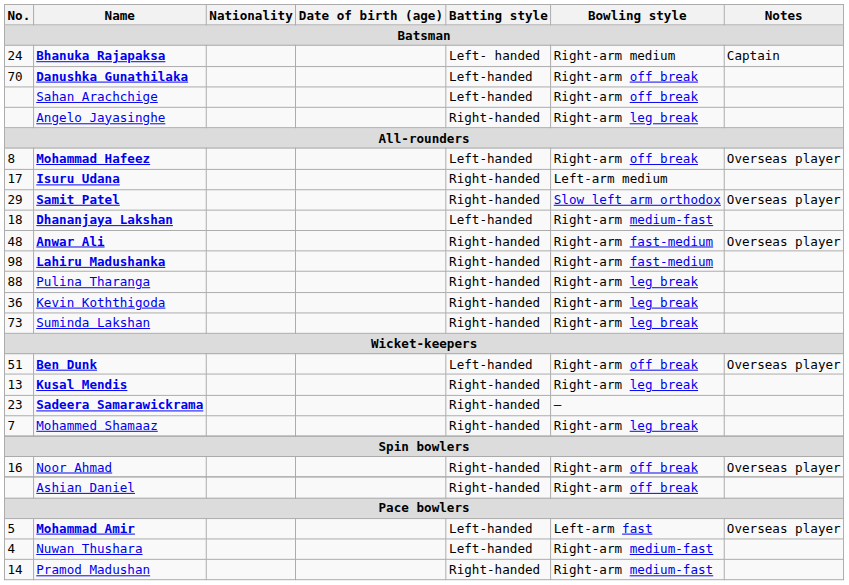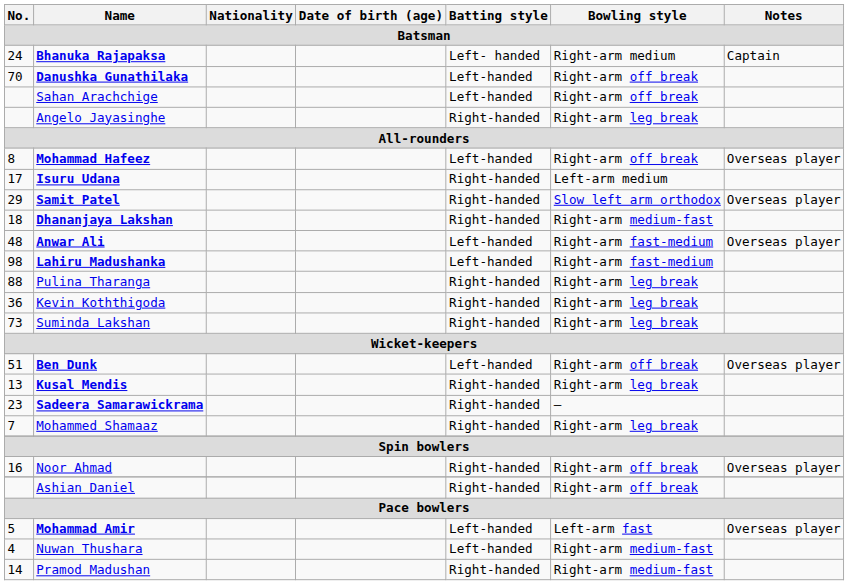(491, 220) Left-handed -> (495, 220) Right-handed
(495, 241) Right-handed -> (491, 241) Left-handed
(495, 261) Right-handed -> (491, 261) Left-handed
